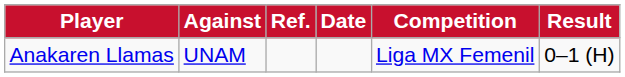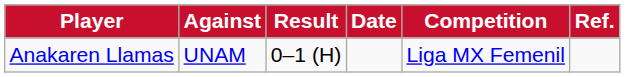columns swapped: (579, 21) <-> (291, 21)
